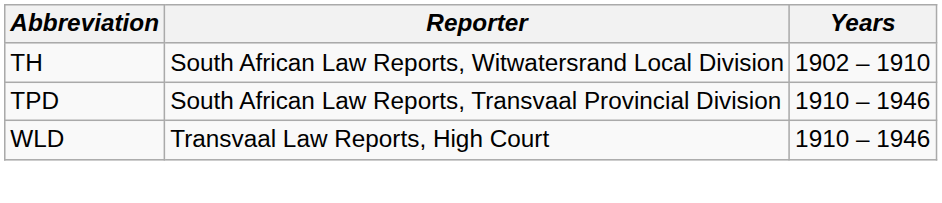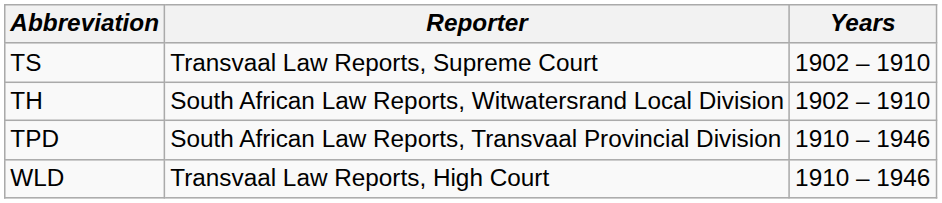+ row: (26, 62)
